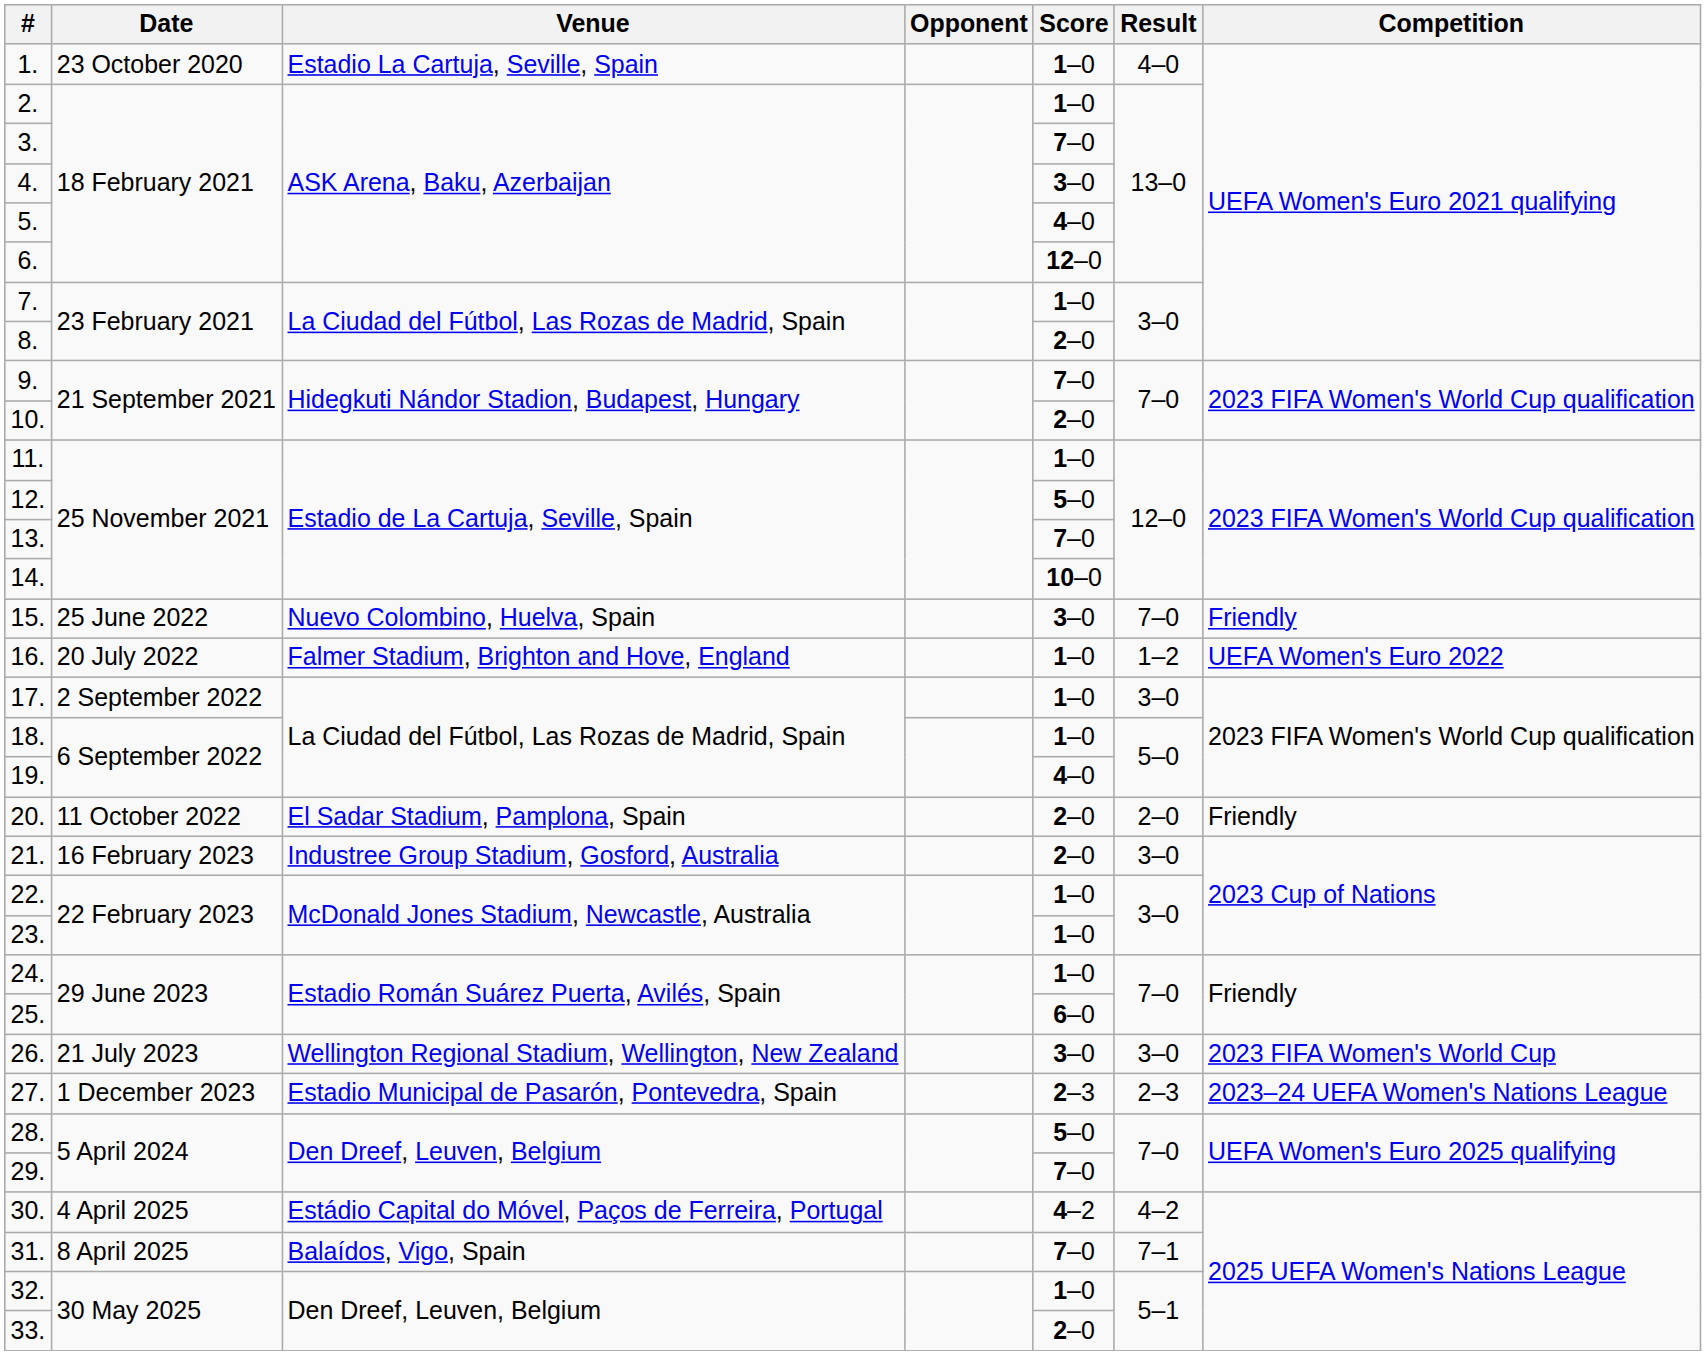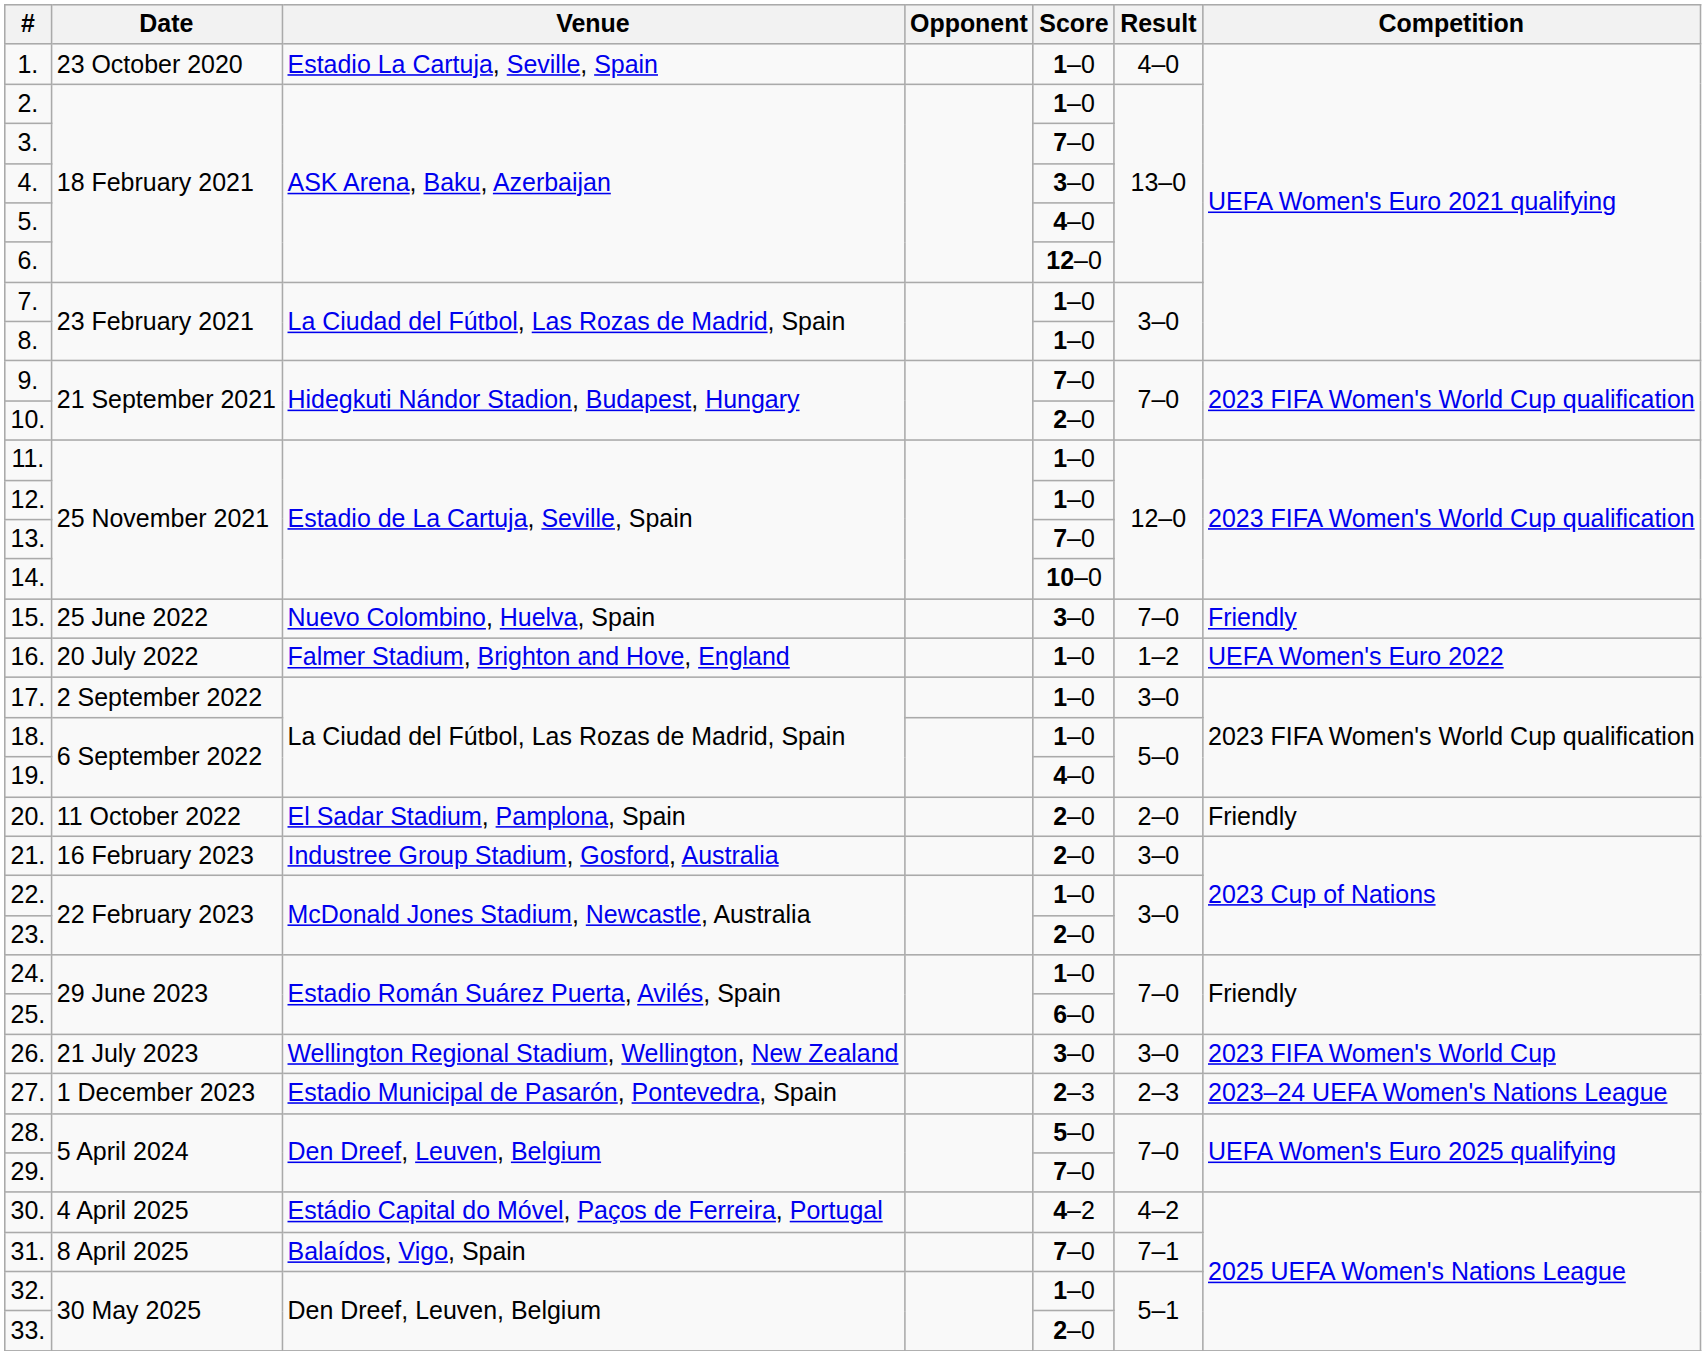(1074, 340) 2–0 -> (1074, 340) 1–0
(1074, 499) 5–0 -> (1074, 499) 1–0
(1074, 934) 1–0 -> (1074, 934) 2–0
